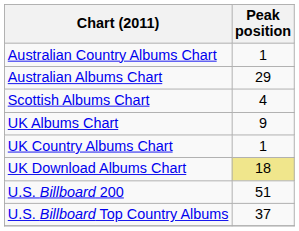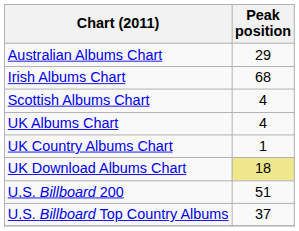- row: (112, 54)
+ row: (67, 77)
(263, 123) 9 -> (263, 123) 4
